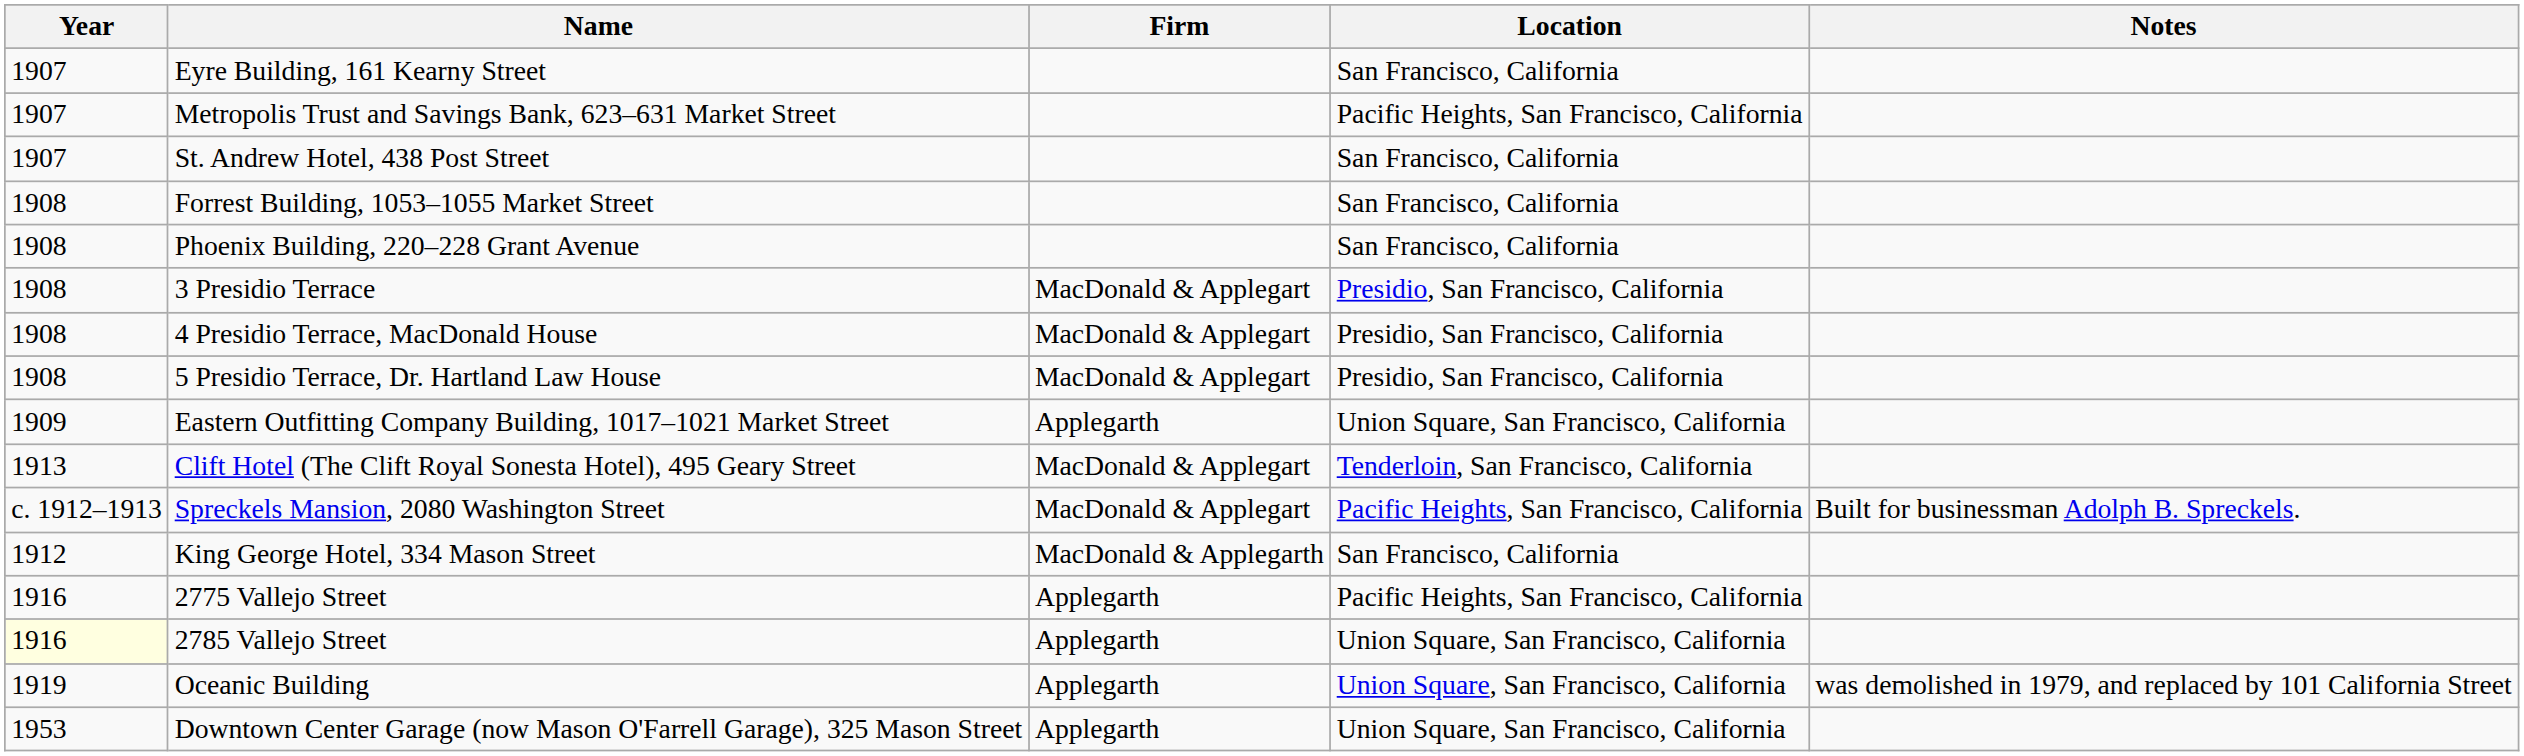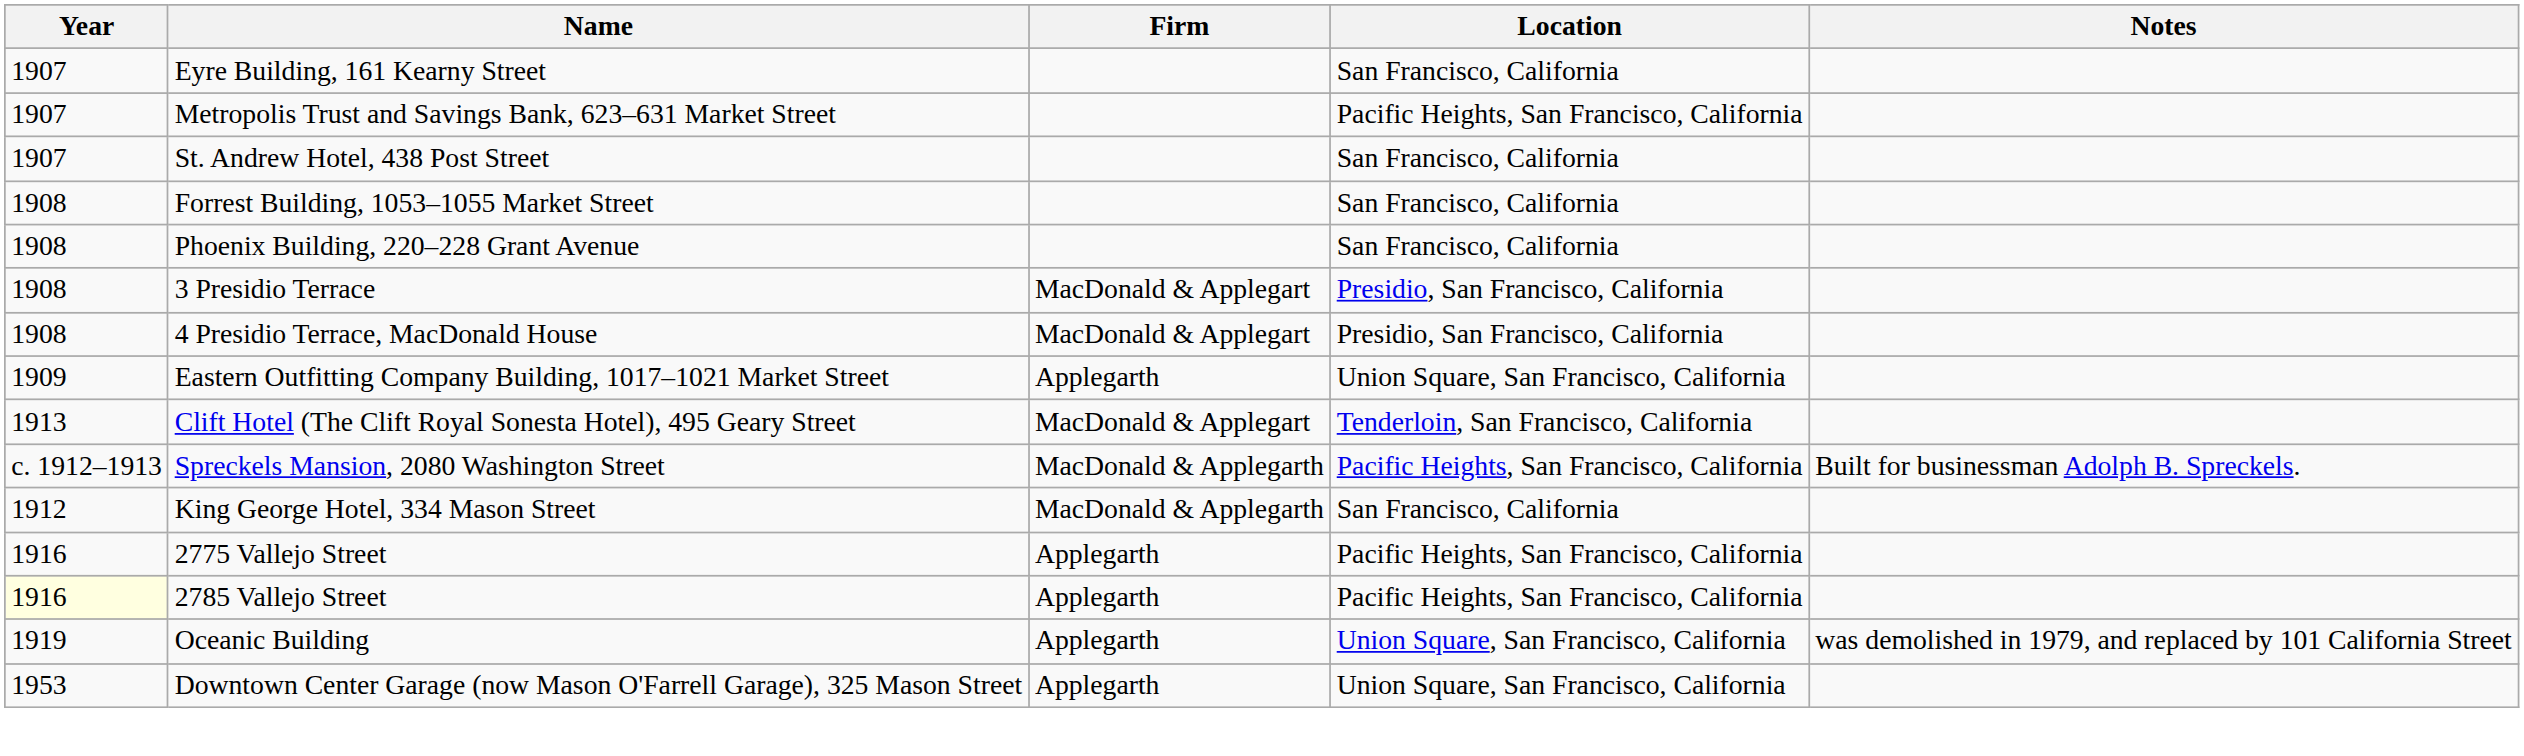- row: (418, 377)
(1173, 509) MacDonald & Applegart -> (1179, 465) MacDonald & Applegarth
(1561, 641) Union Square, San Francisco, California -> (1570, 597) Pacific Heights, San Francisco, California
